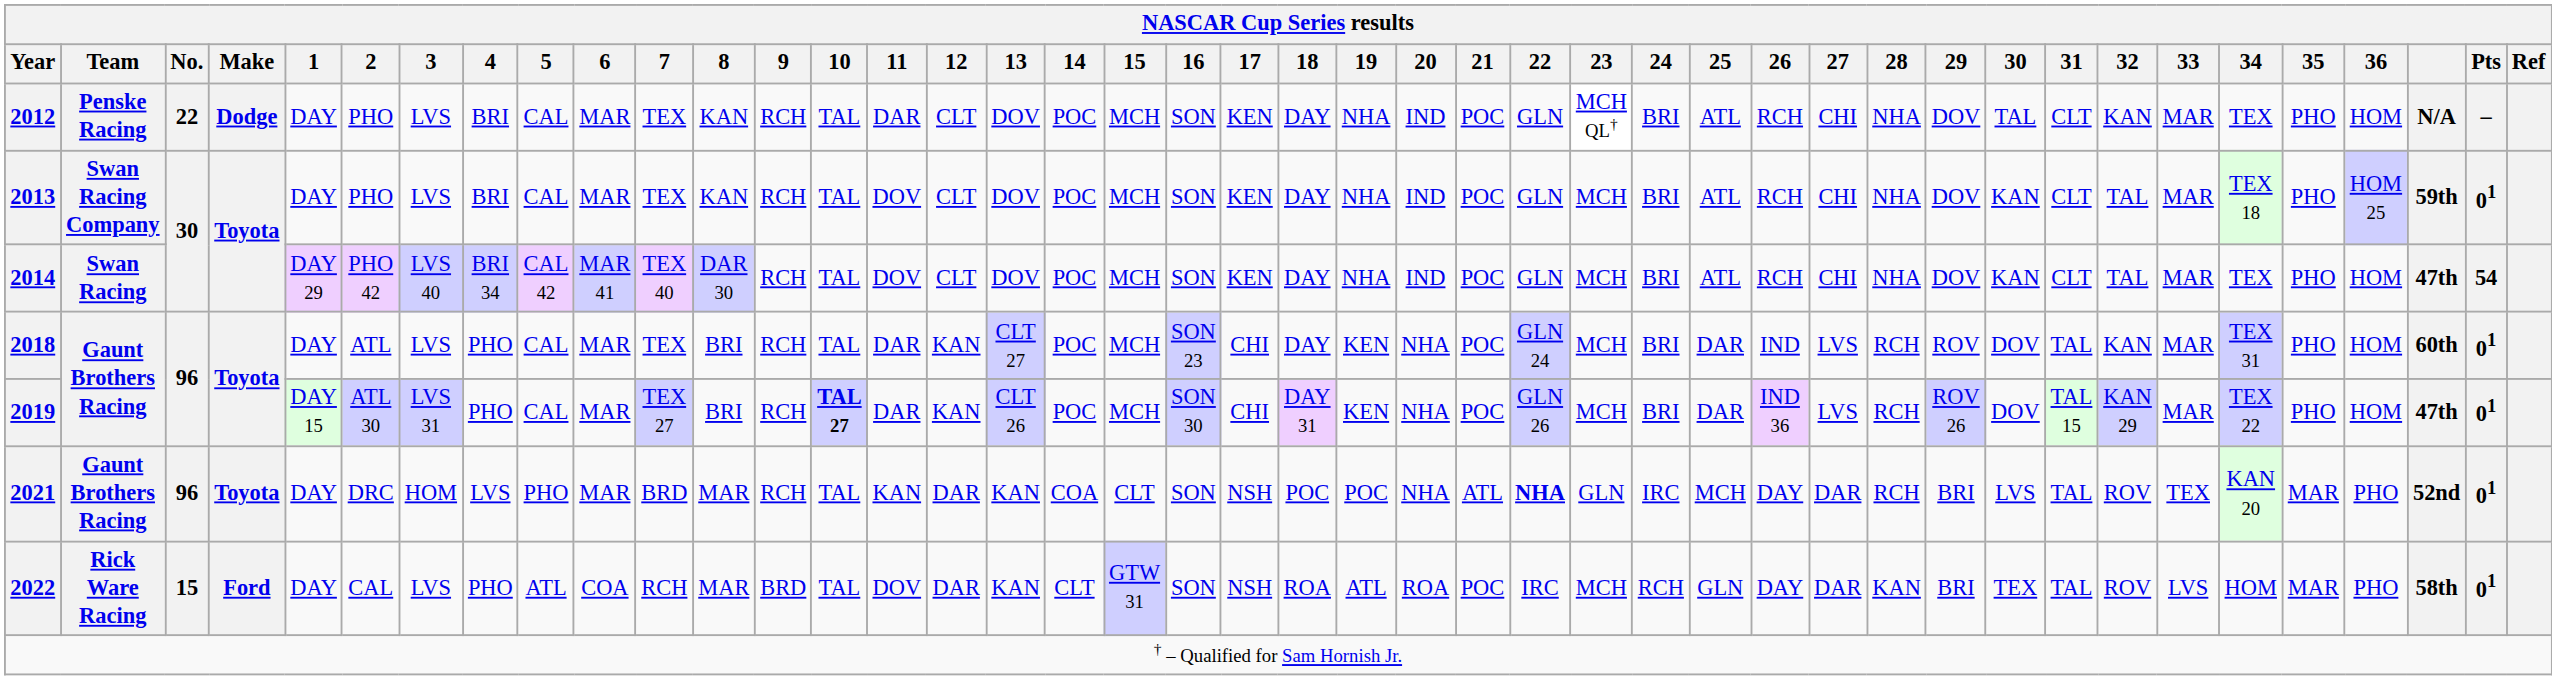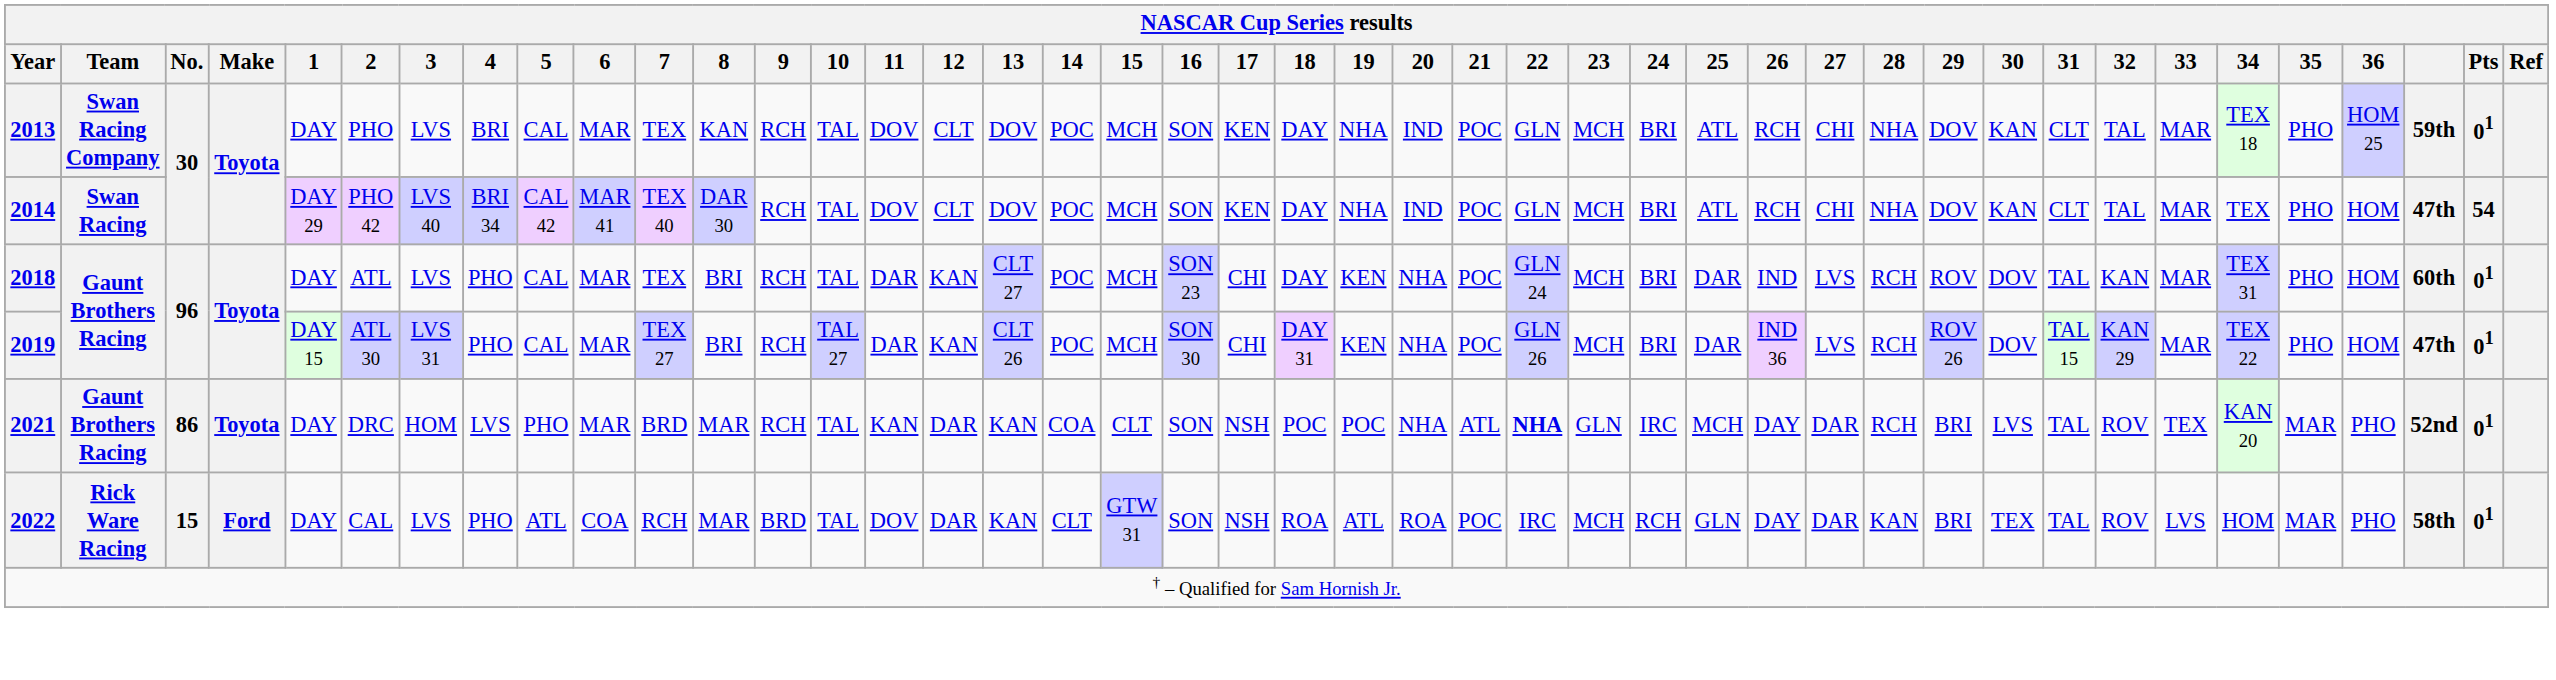- row: (33, 115)
(839, 411) bold -> (838, 343) normal
(187, 492) 96 -> (187, 425) 86
